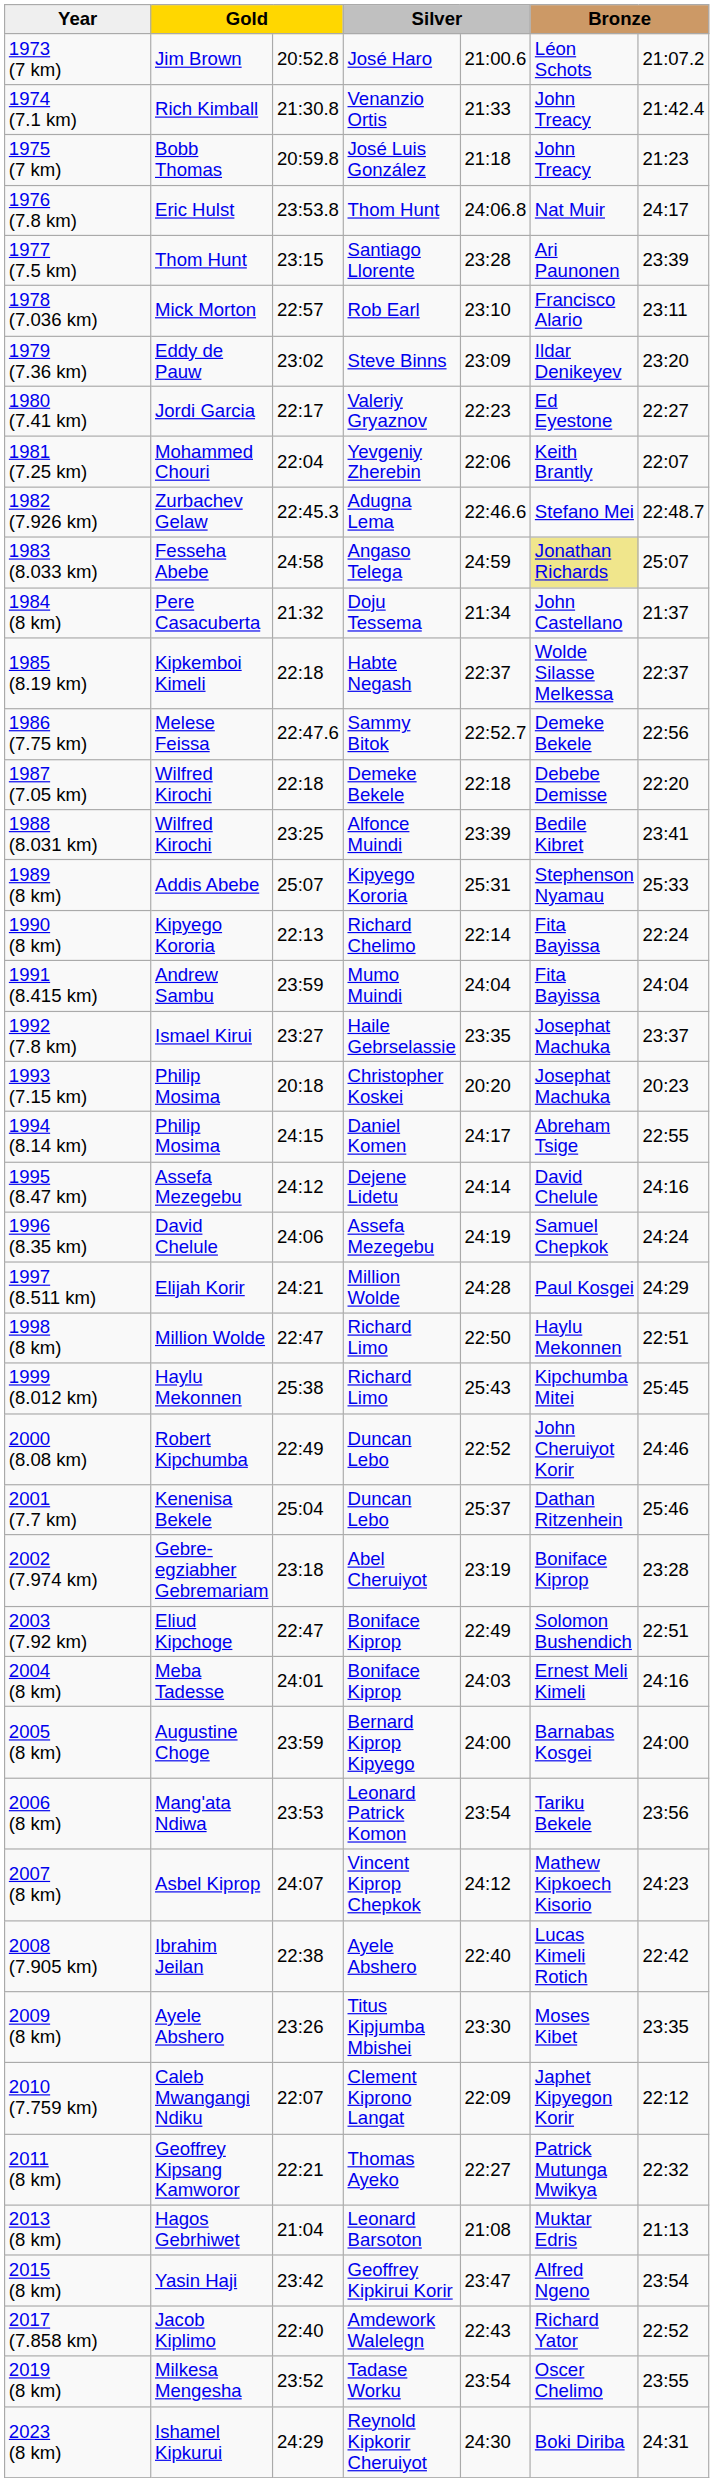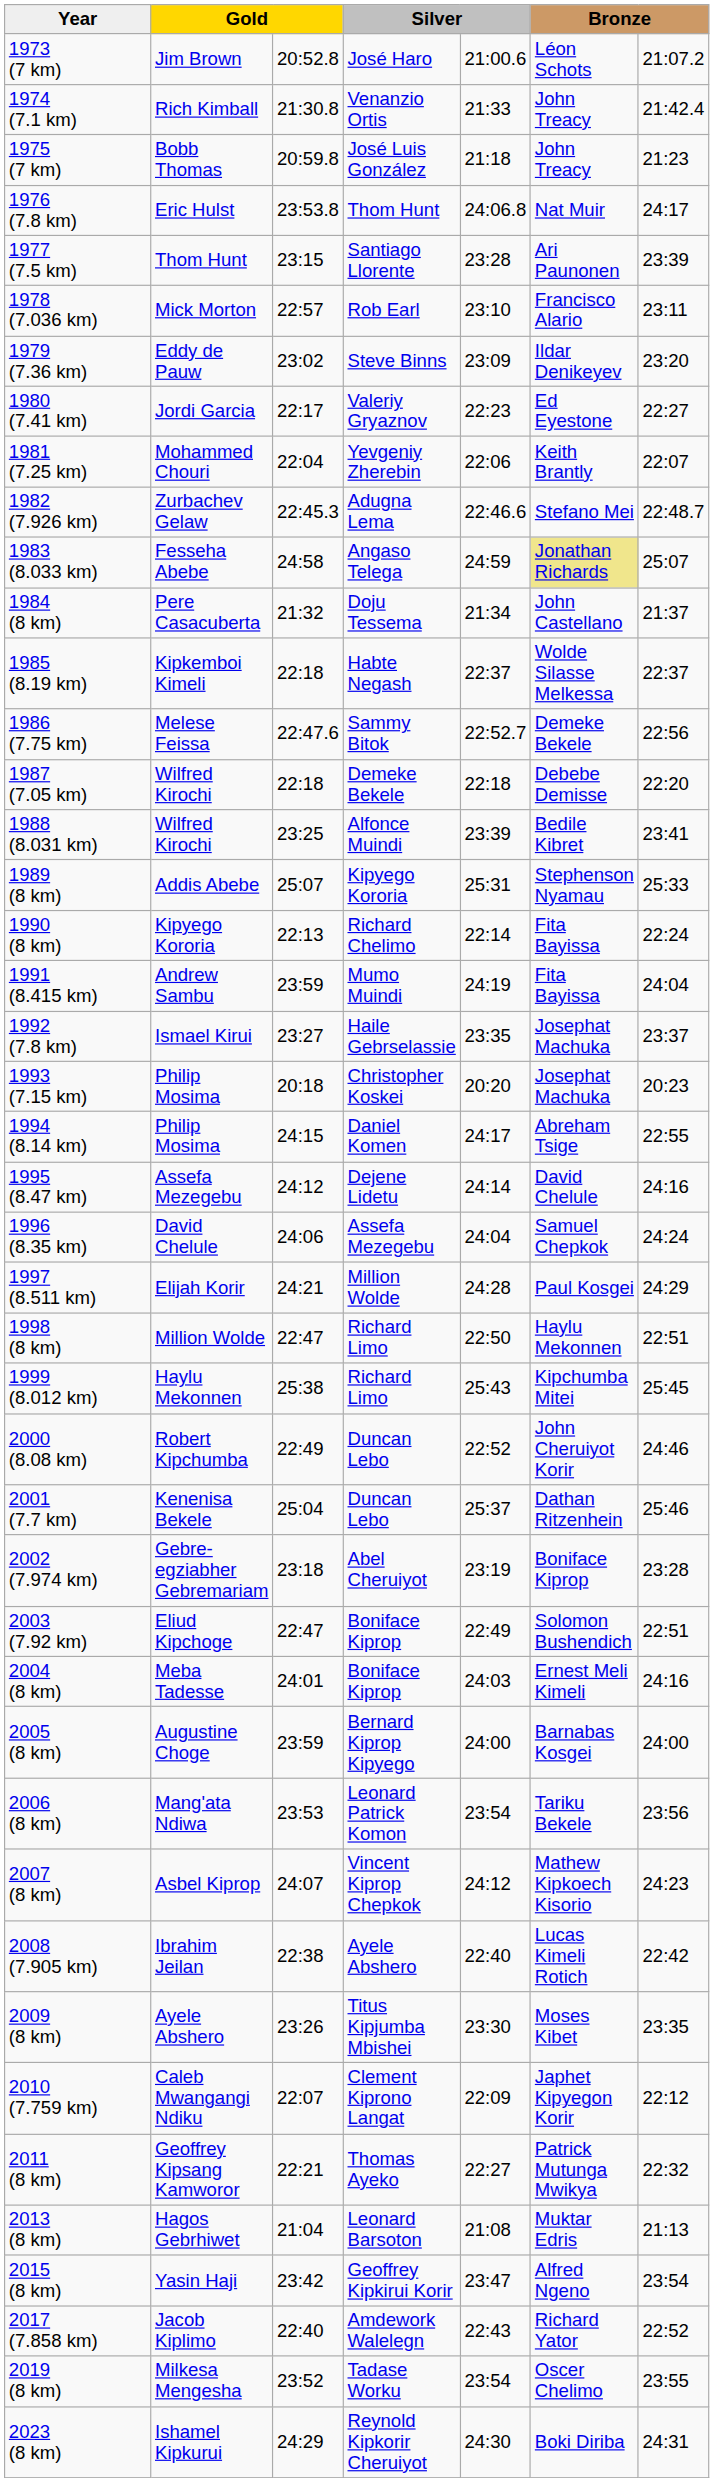(488, 985) 24:04 -> (488, 985) 24:19
(488, 1237) 24:19 -> (488, 1237) 24:04
